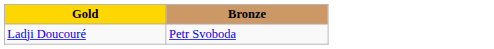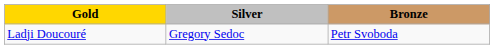+ column: (247, 14)
